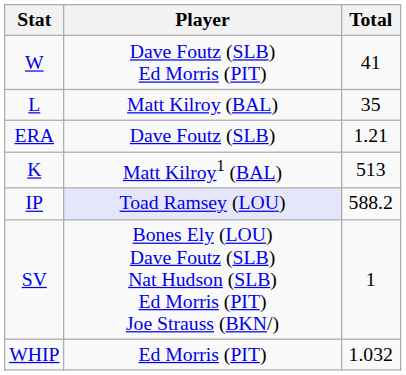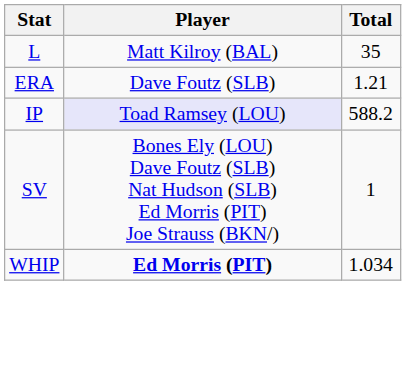- row: (34, 62)
- row: (34, 169)
(203, 354) normal -> (203, 264) bold
(371, 354) 1.032 -> (371, 264) 1.034
